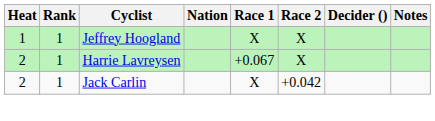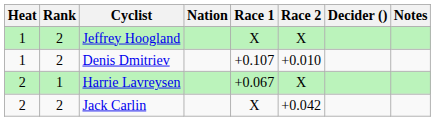(60, 37) 1 -> (60, 37) 2
+ row: (126, 60)
(60, 82) 1 -> (60, 104) 2
